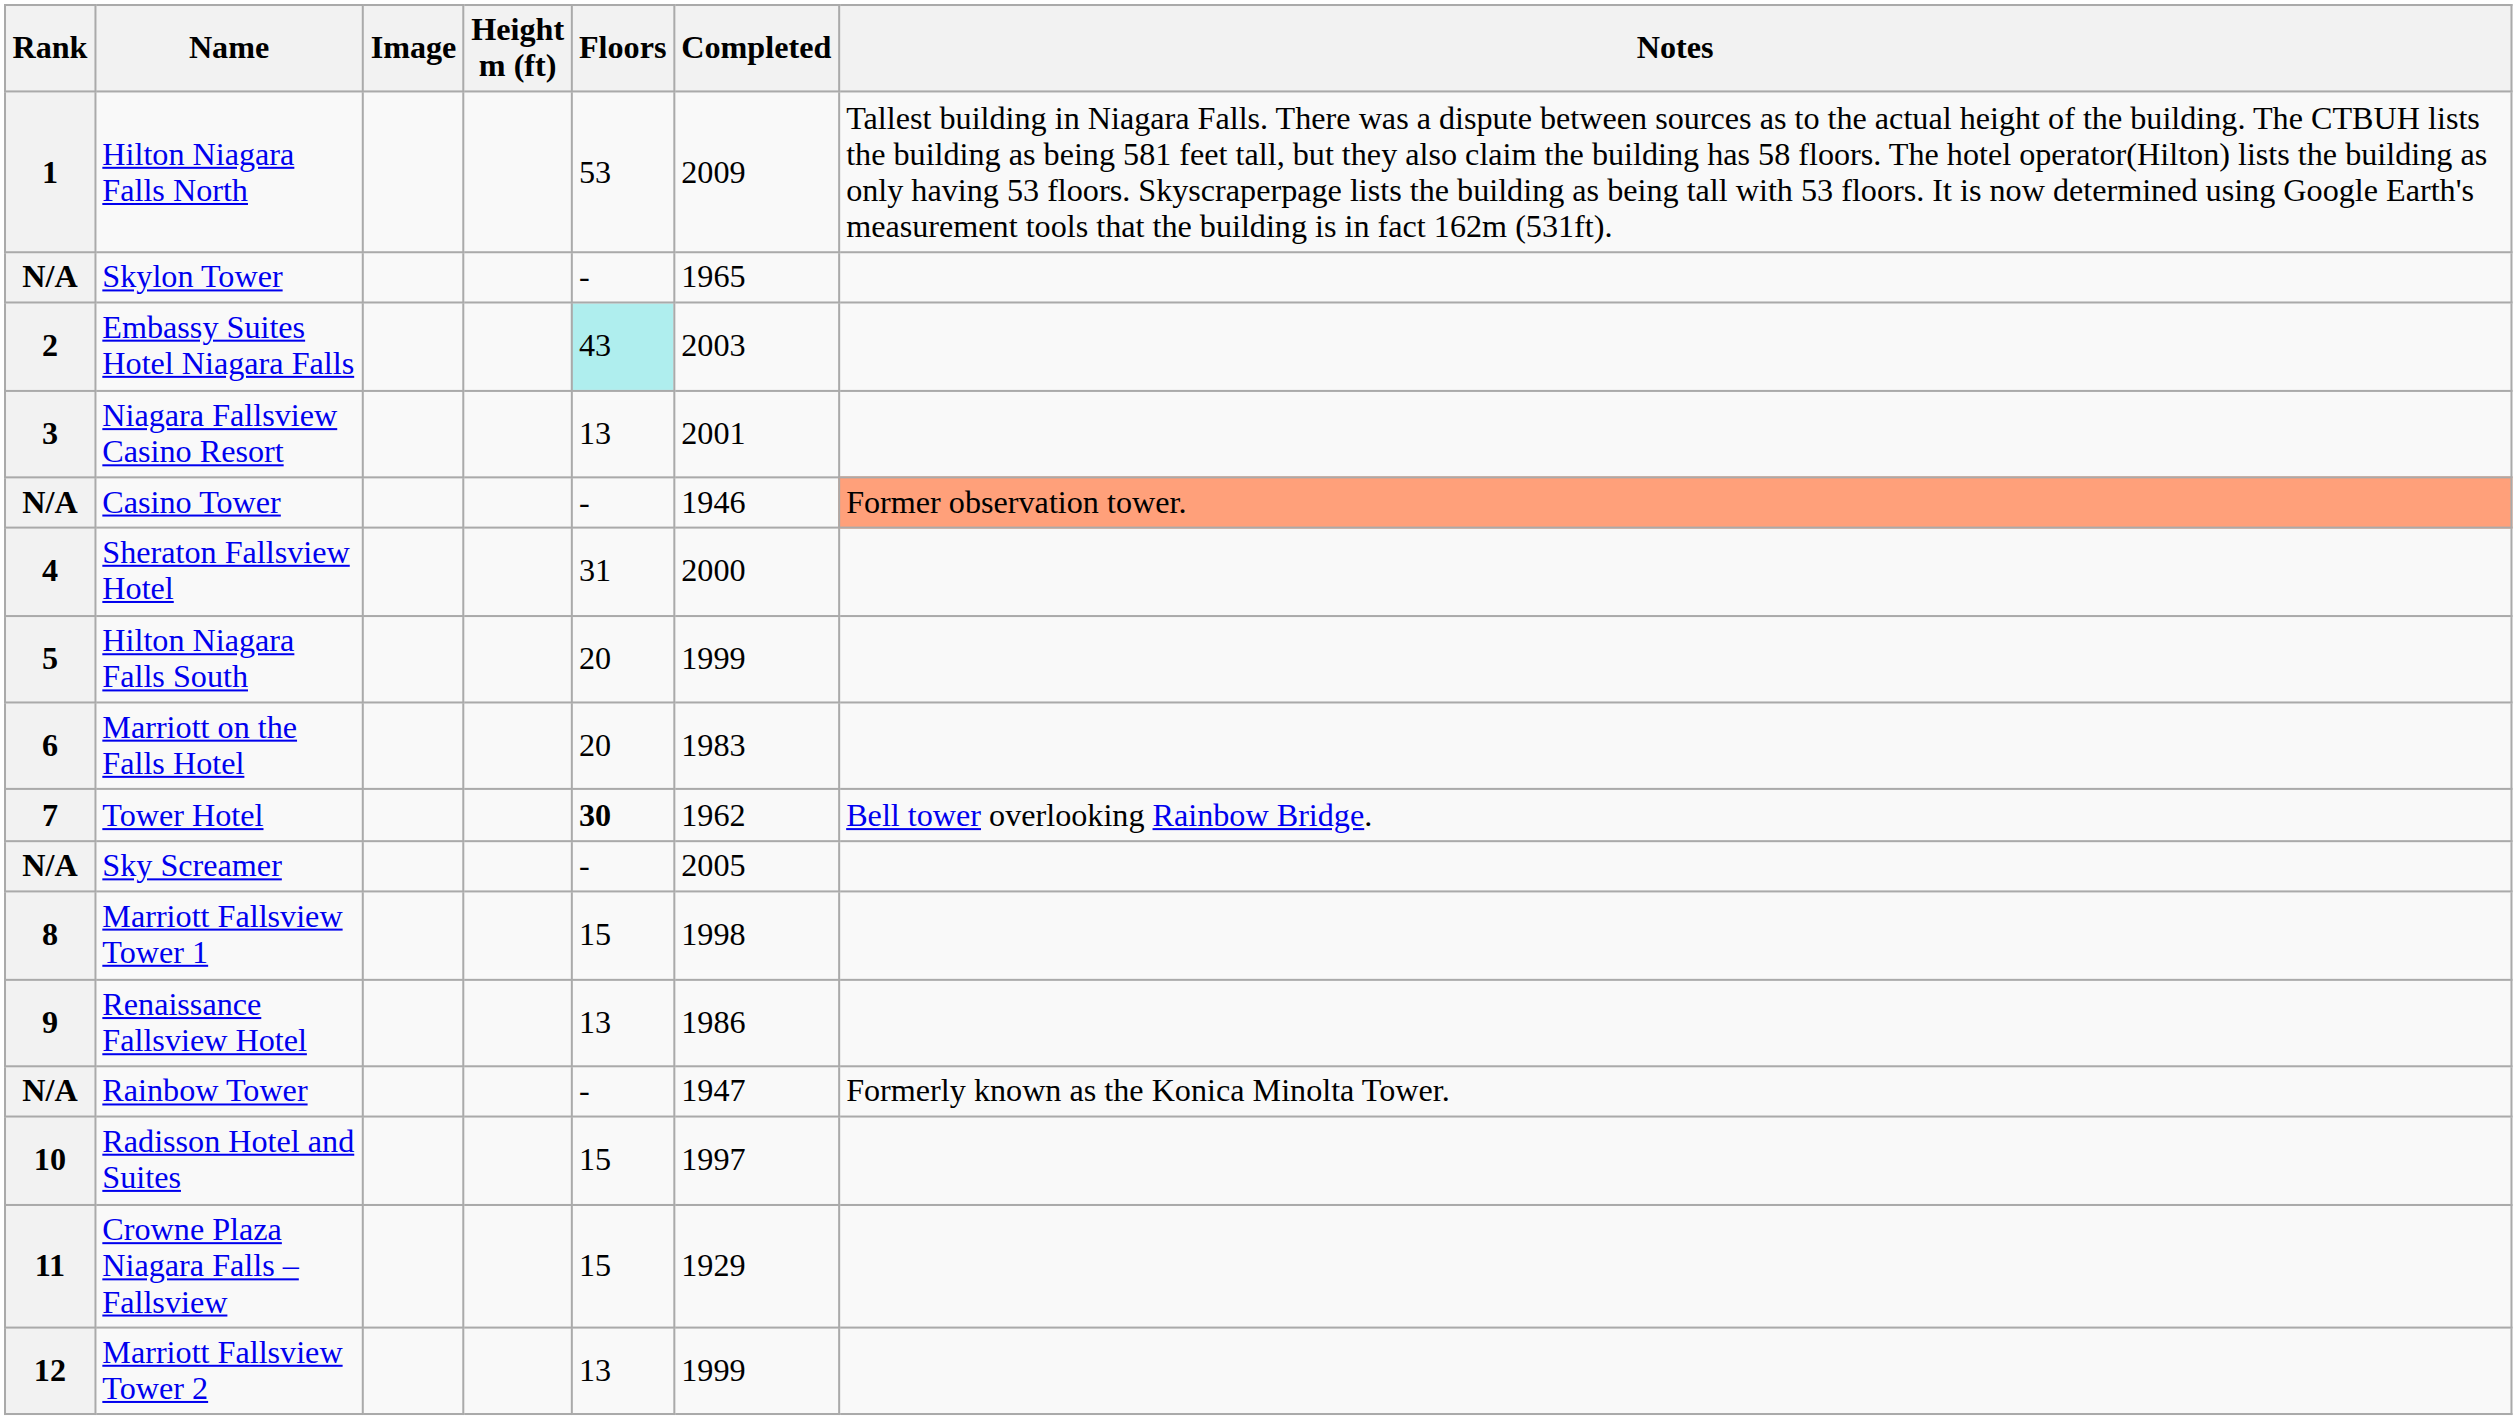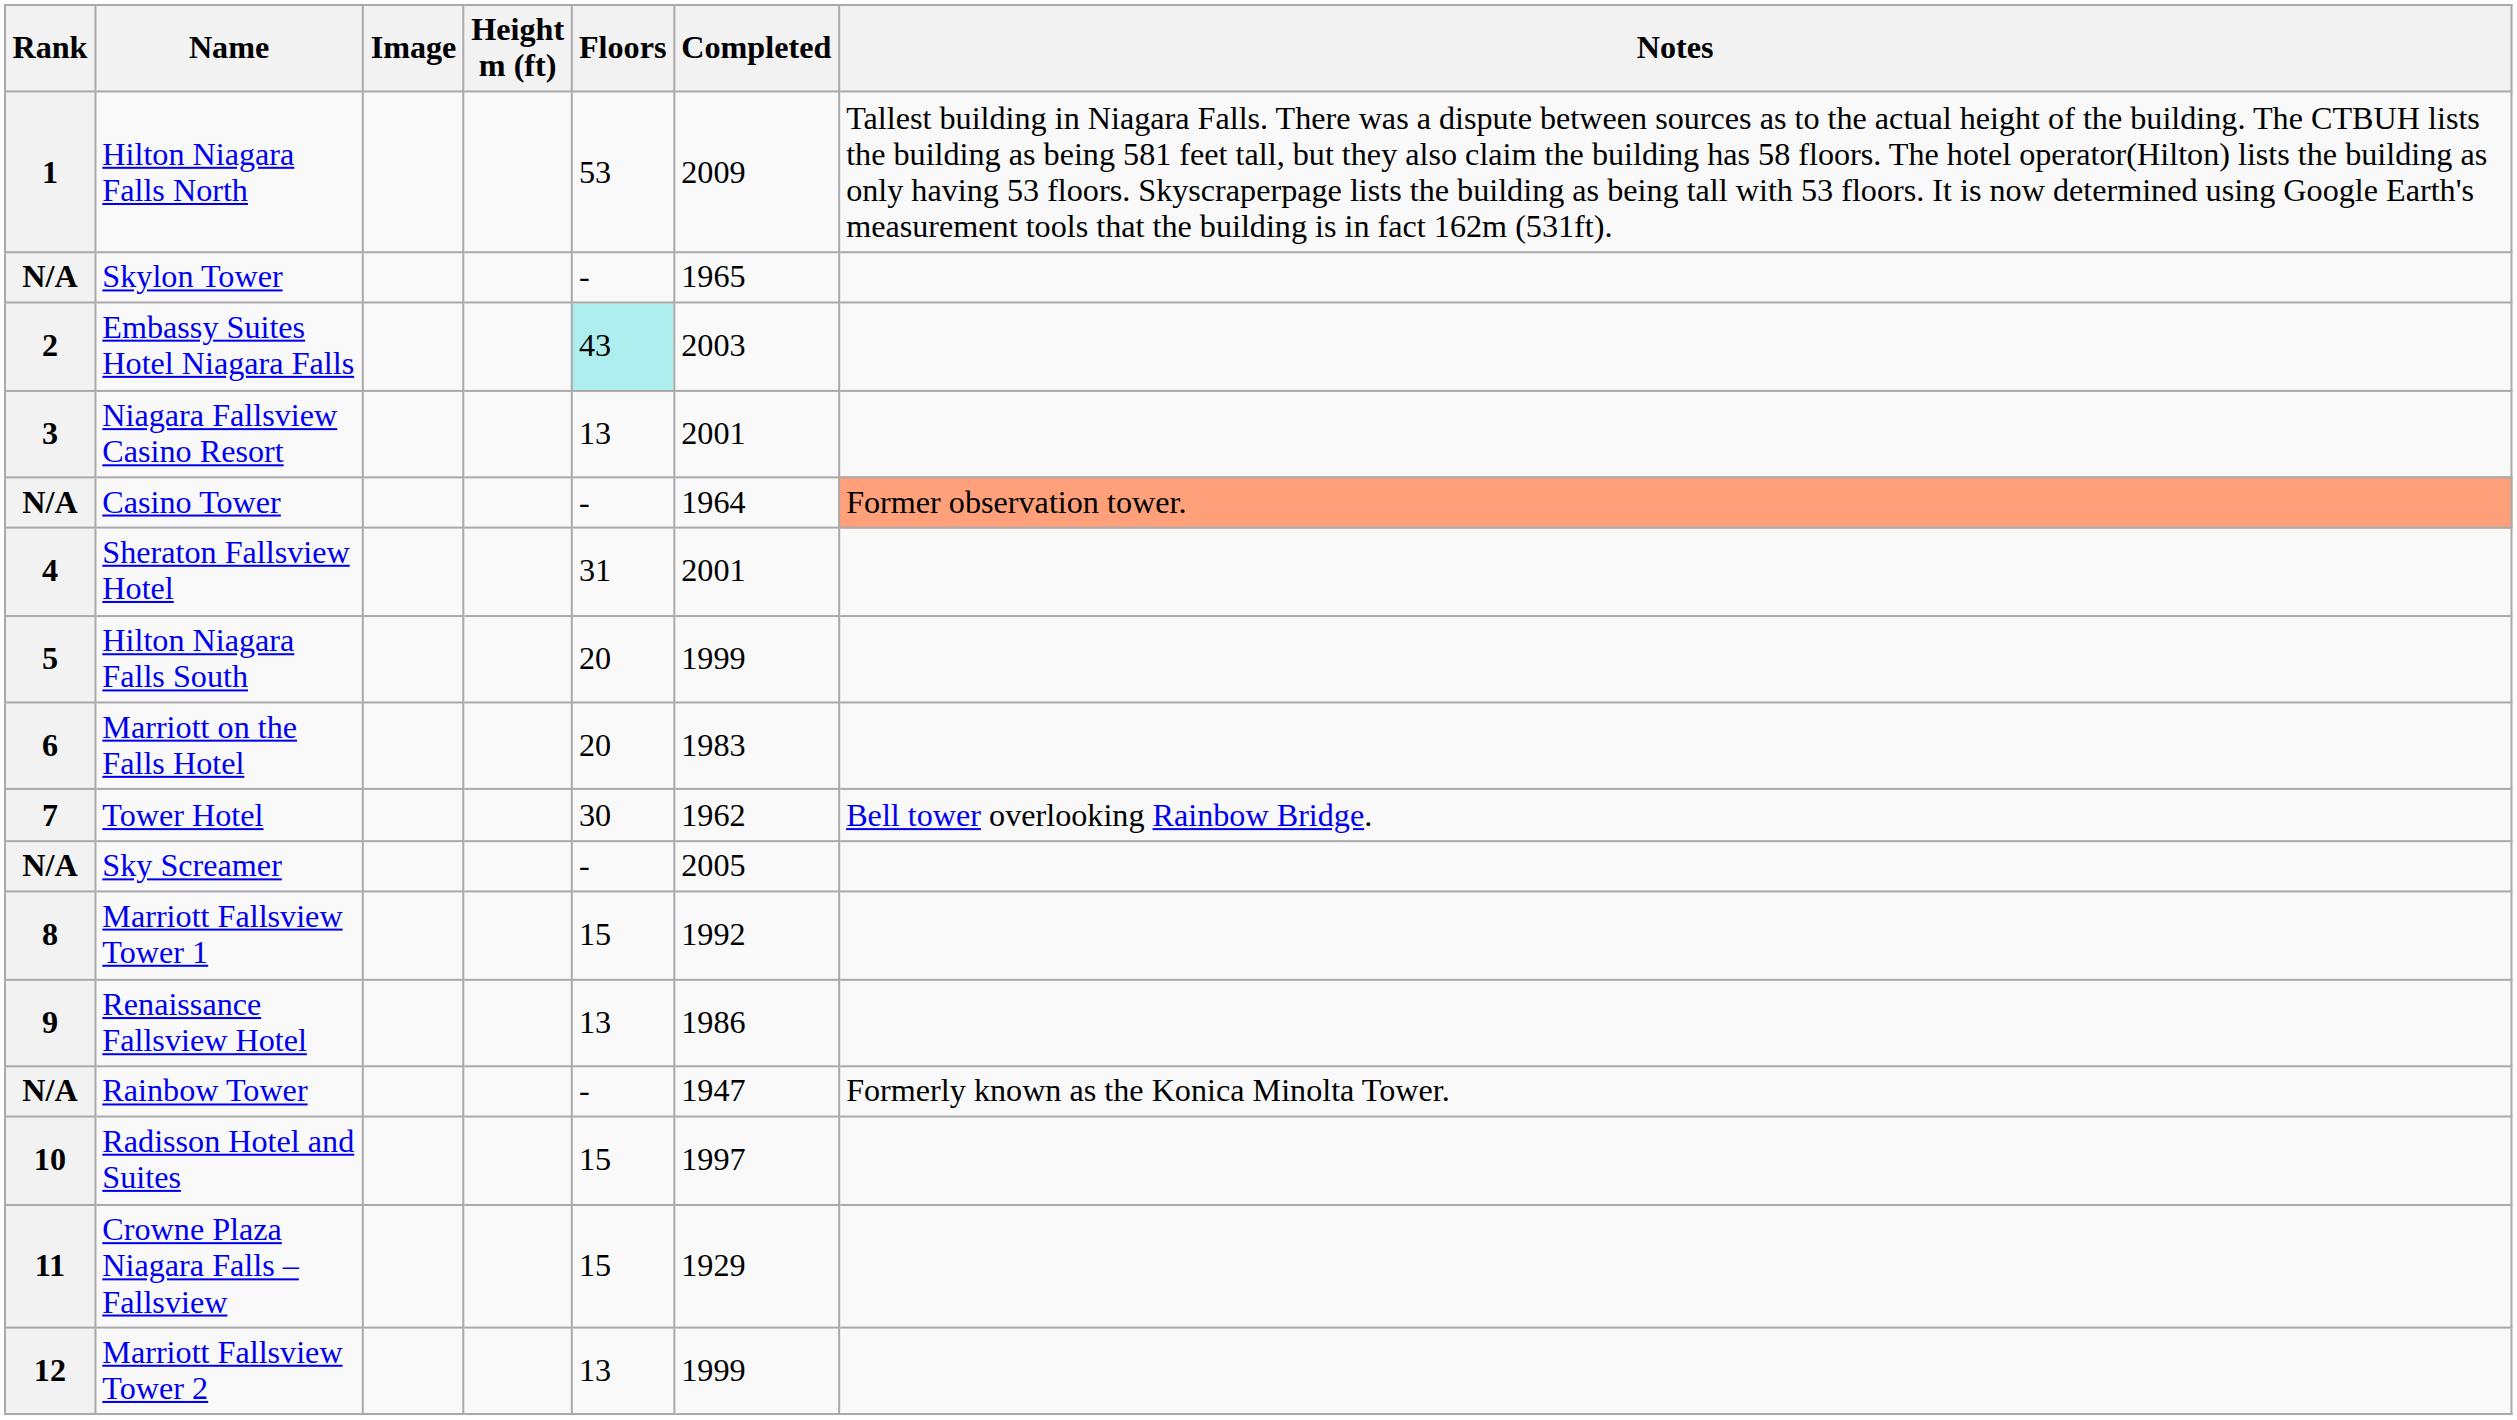(713, 502) 1946 -> (713, 502) 1964
(713, 571) 2000 -> (713, 571) 2001
(595, 814) bold -> (595, 814) normal
(713, 934) 1998 -> (713, 934) 1992
